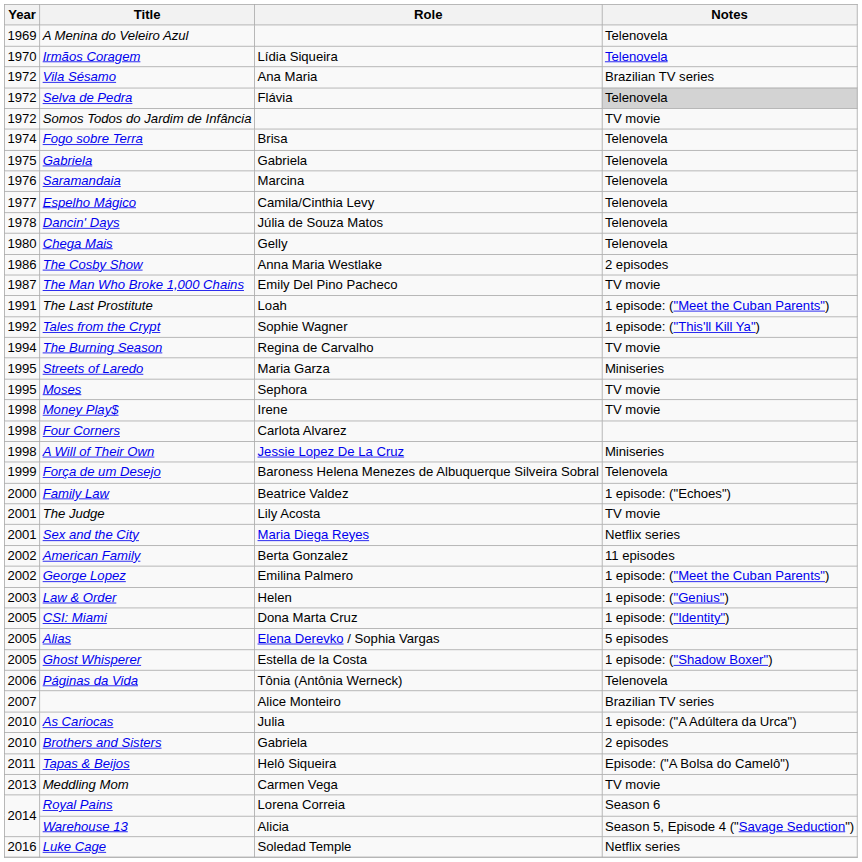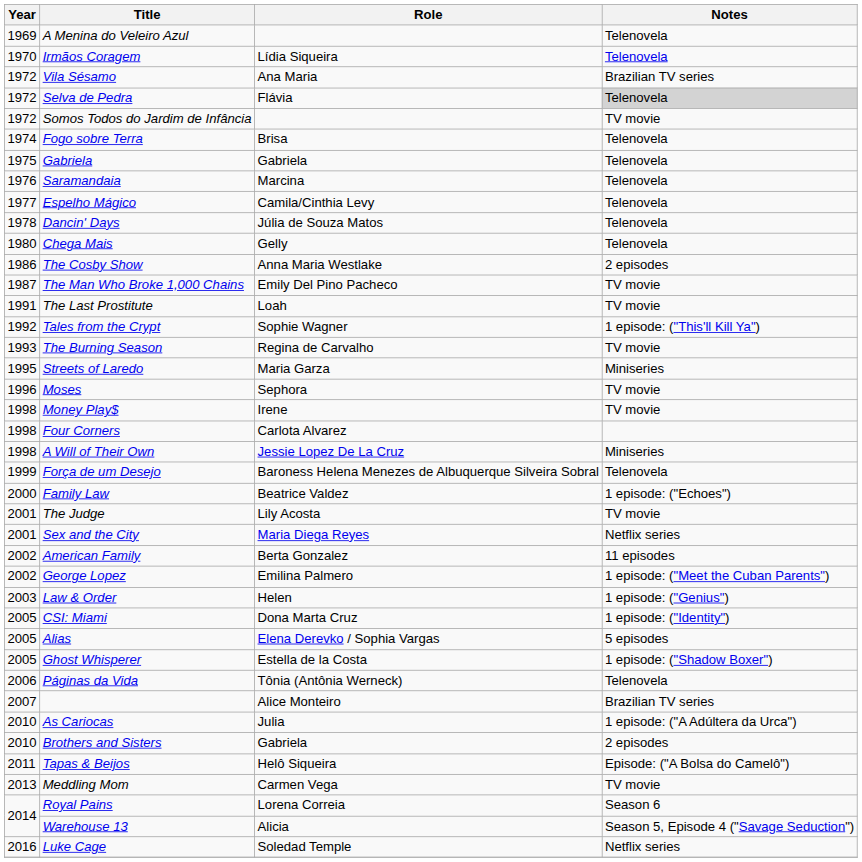(717, 306) 1 episode: ("Meet the Cuban Parents") -> (633, 306) TV movie
(22, 347) 1994 -> (22, 347) 1993
(22, 389) 1995 -> (22, 389) 1996
